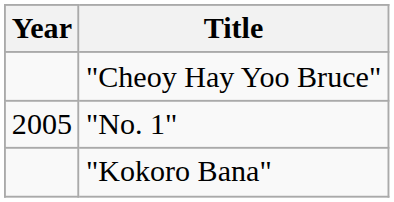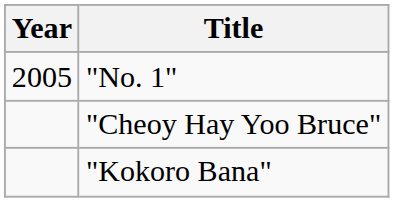rows swapped: (234, 76) <-> (132, 123)
